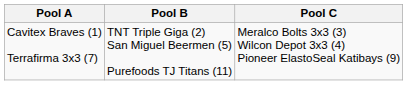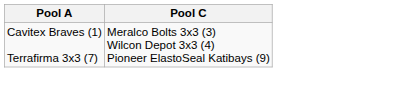- column: (170, 13)
